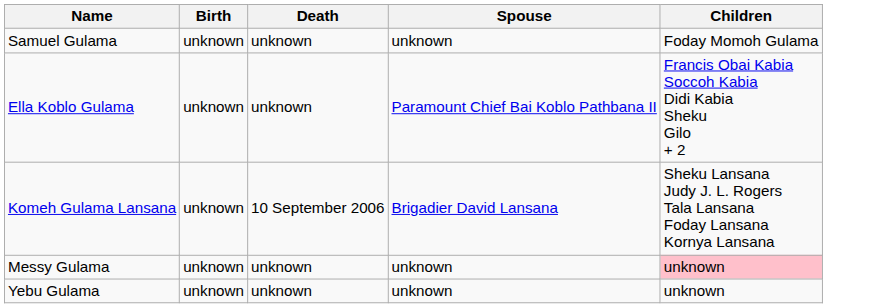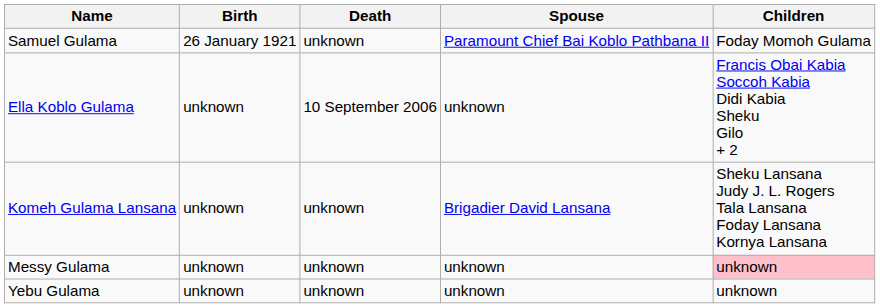(214, 40) unknown -> (240, 40) 26 January 1921
(422, 40) unknown -> (577, 40) Paramount Chief Bai Koblo Pathbana II
(281, 107) unknown -> (370, 107) 10 September 2006
(524, 107) Paramount Chief Bai Koblo Pathbana II -> (474, 107) unknown
(318, 208) 10 September 2006 -> (334, 208) unknown
